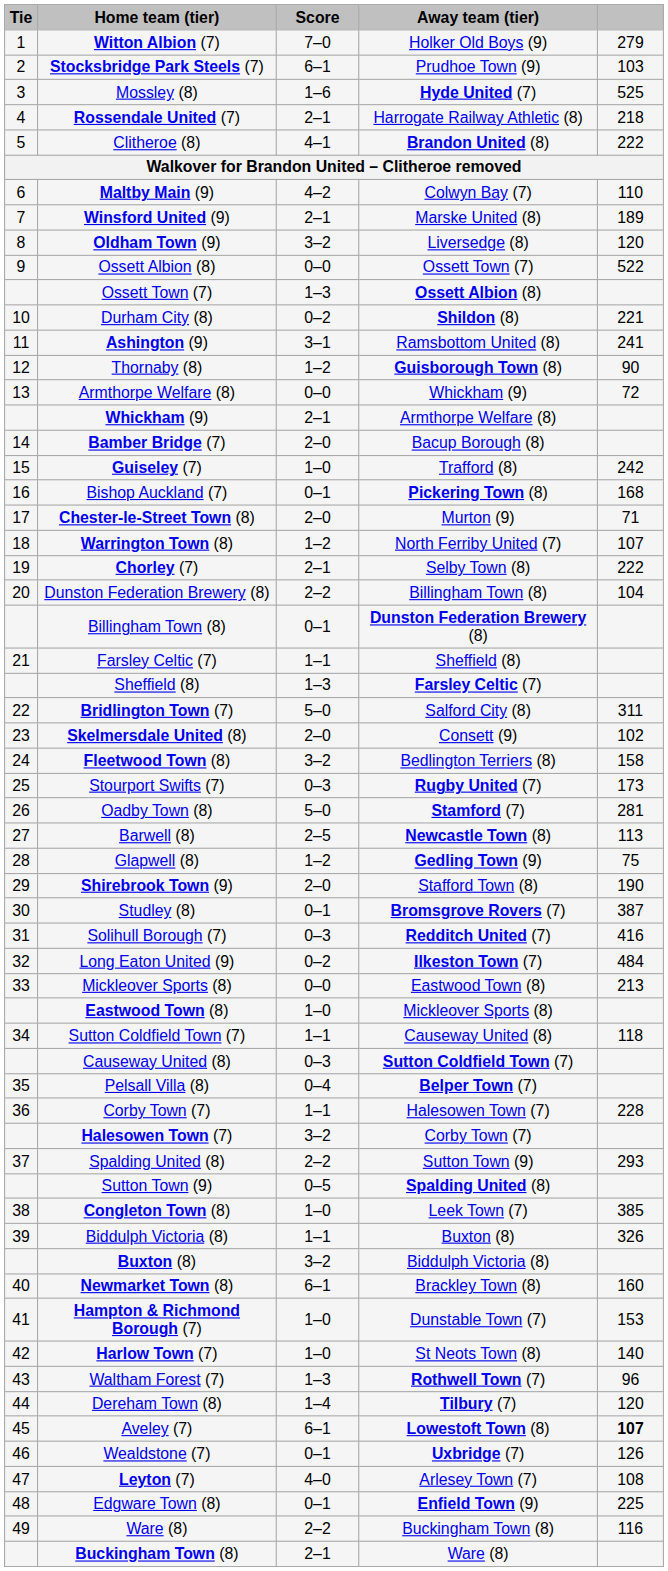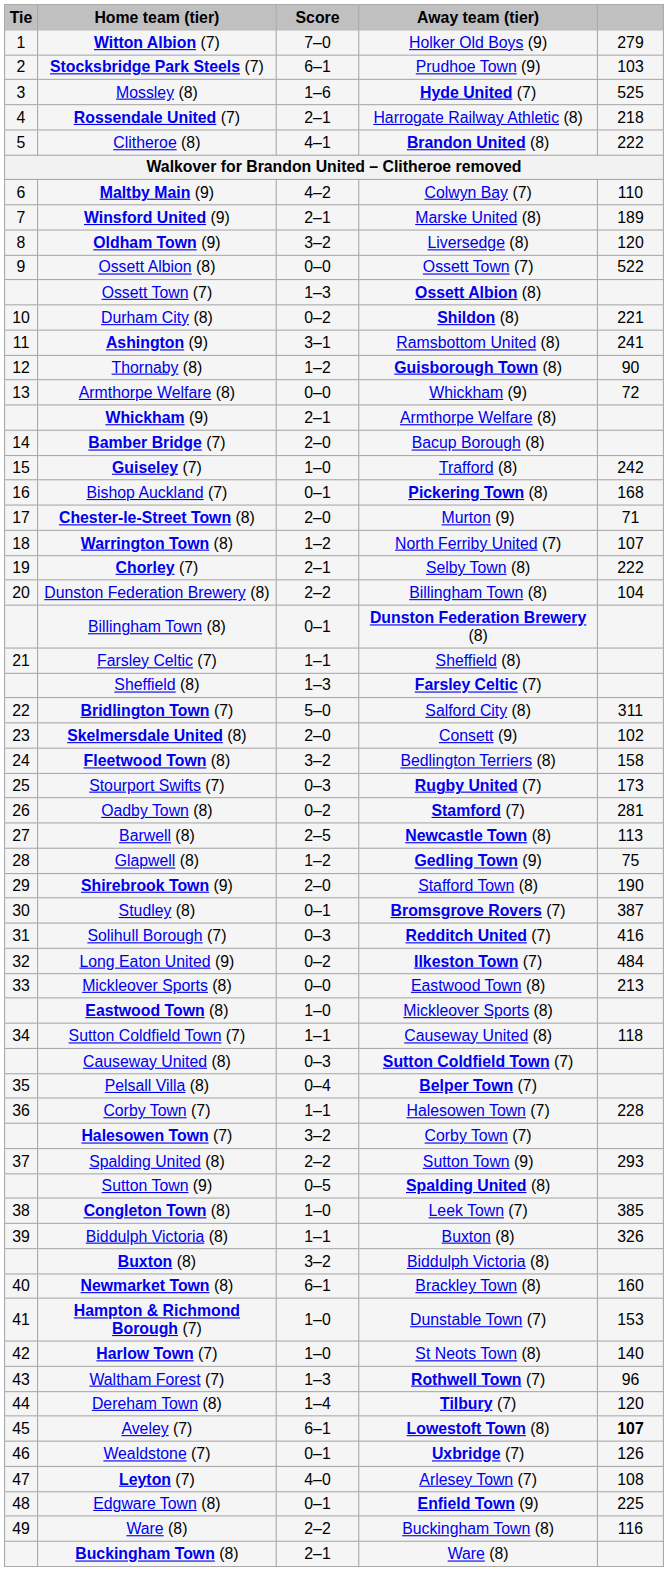(318, 811) 5–0 -> (318, 811) 0–2
